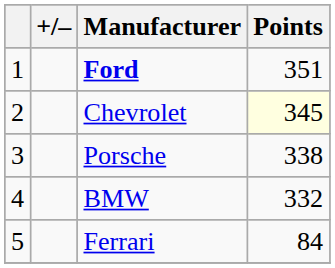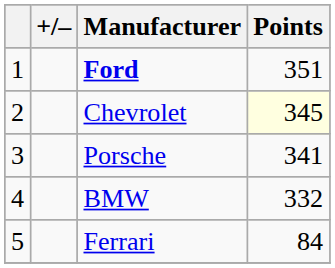(303, 155) 338 -> (303, 155) 341
